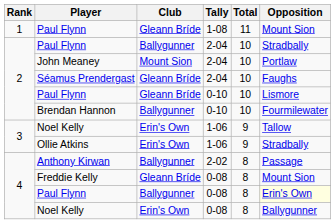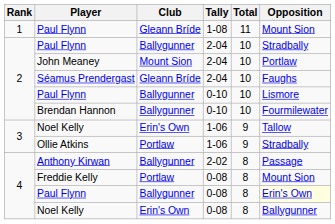(170, 95) Gleann Bríde -> (167, 95) Ballygunner
(164, 144) Erin's Own -> (157, 144) Portlaw
(170, 177) Gleann Bríde -> (157, 177) Portlaw
